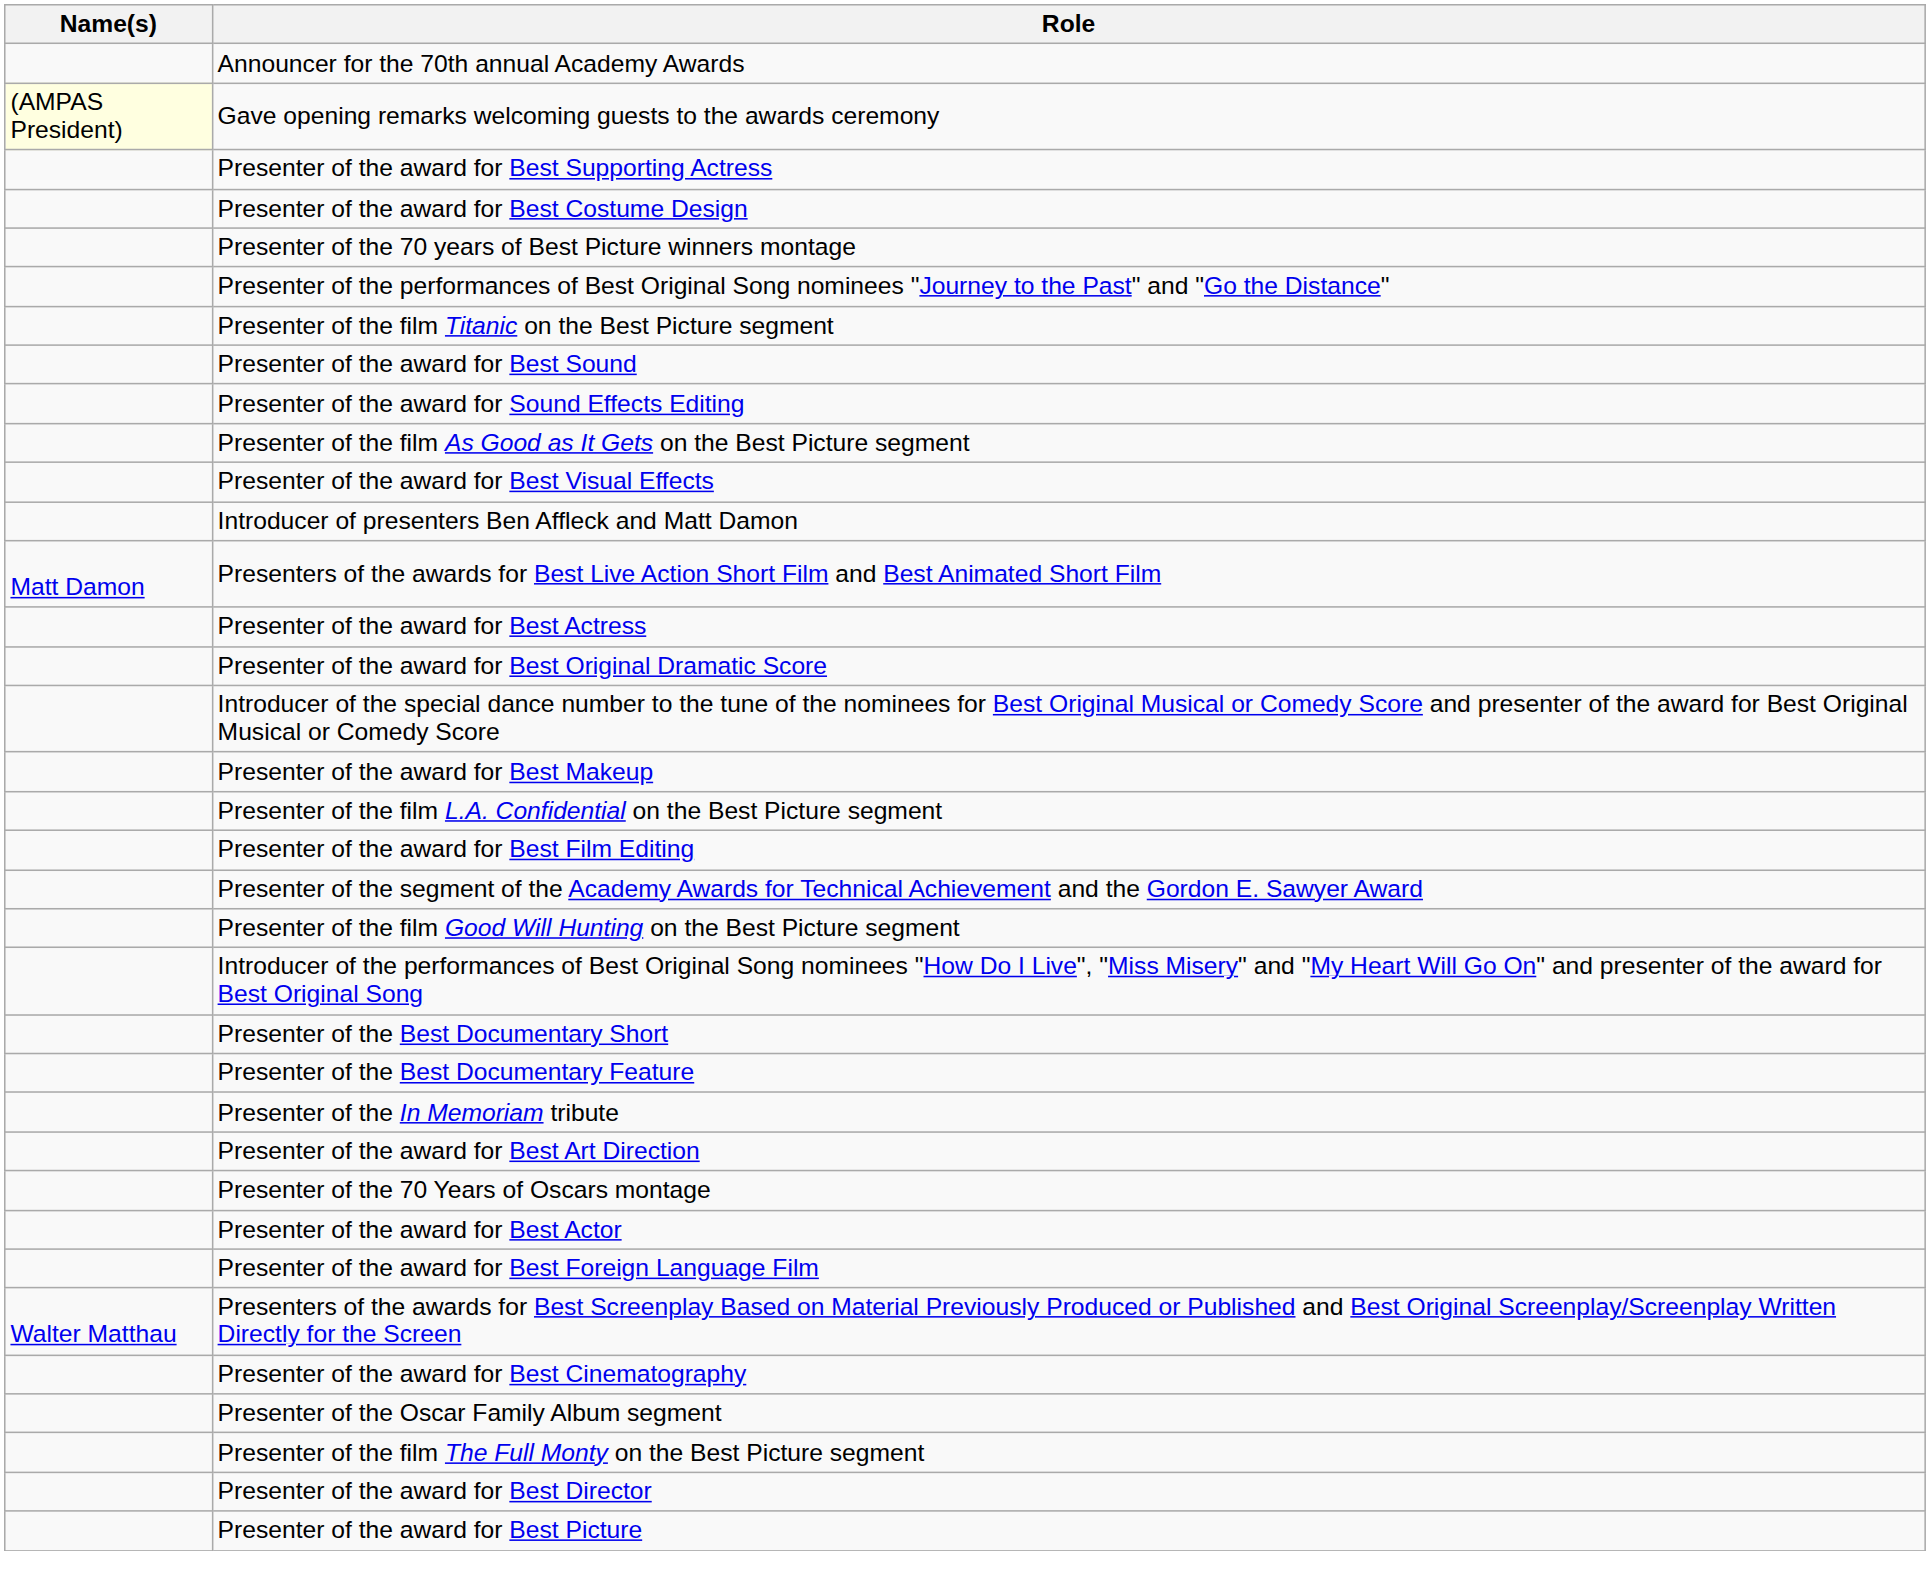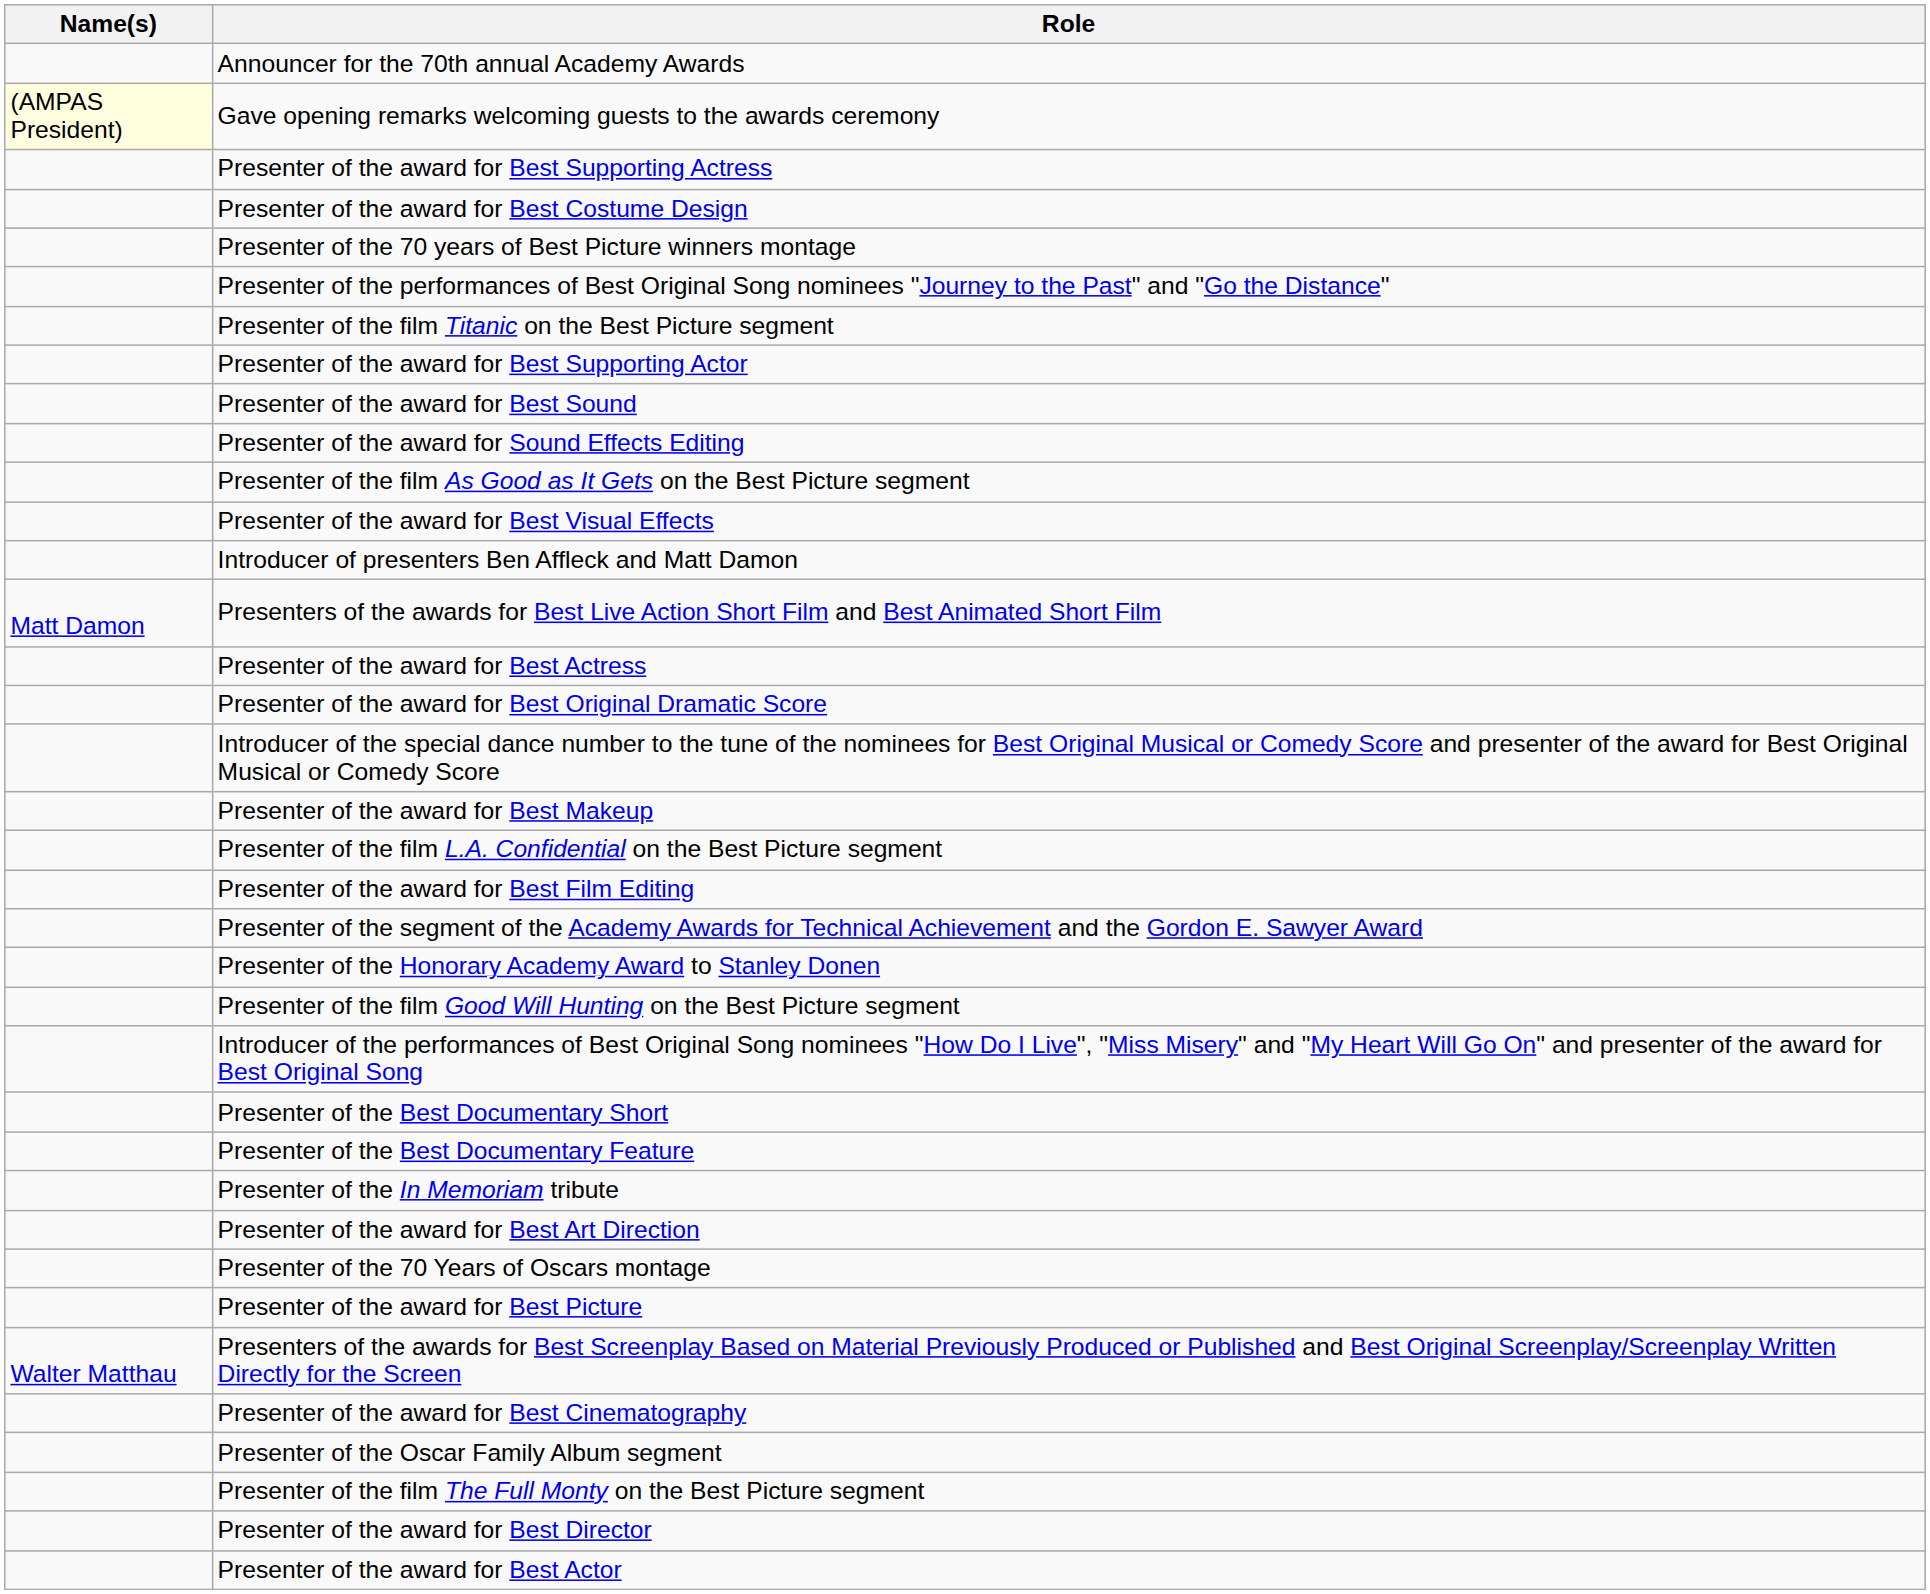+ row: (483, 364)
+ row: (549, 966)
rows swapped: (420, 1229) <-> (430, 1530)
- row: (518, 1268)
